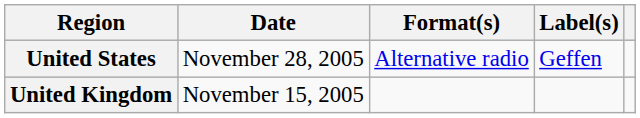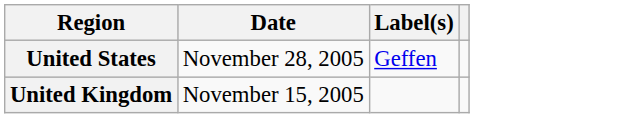- column: (451, 22)
